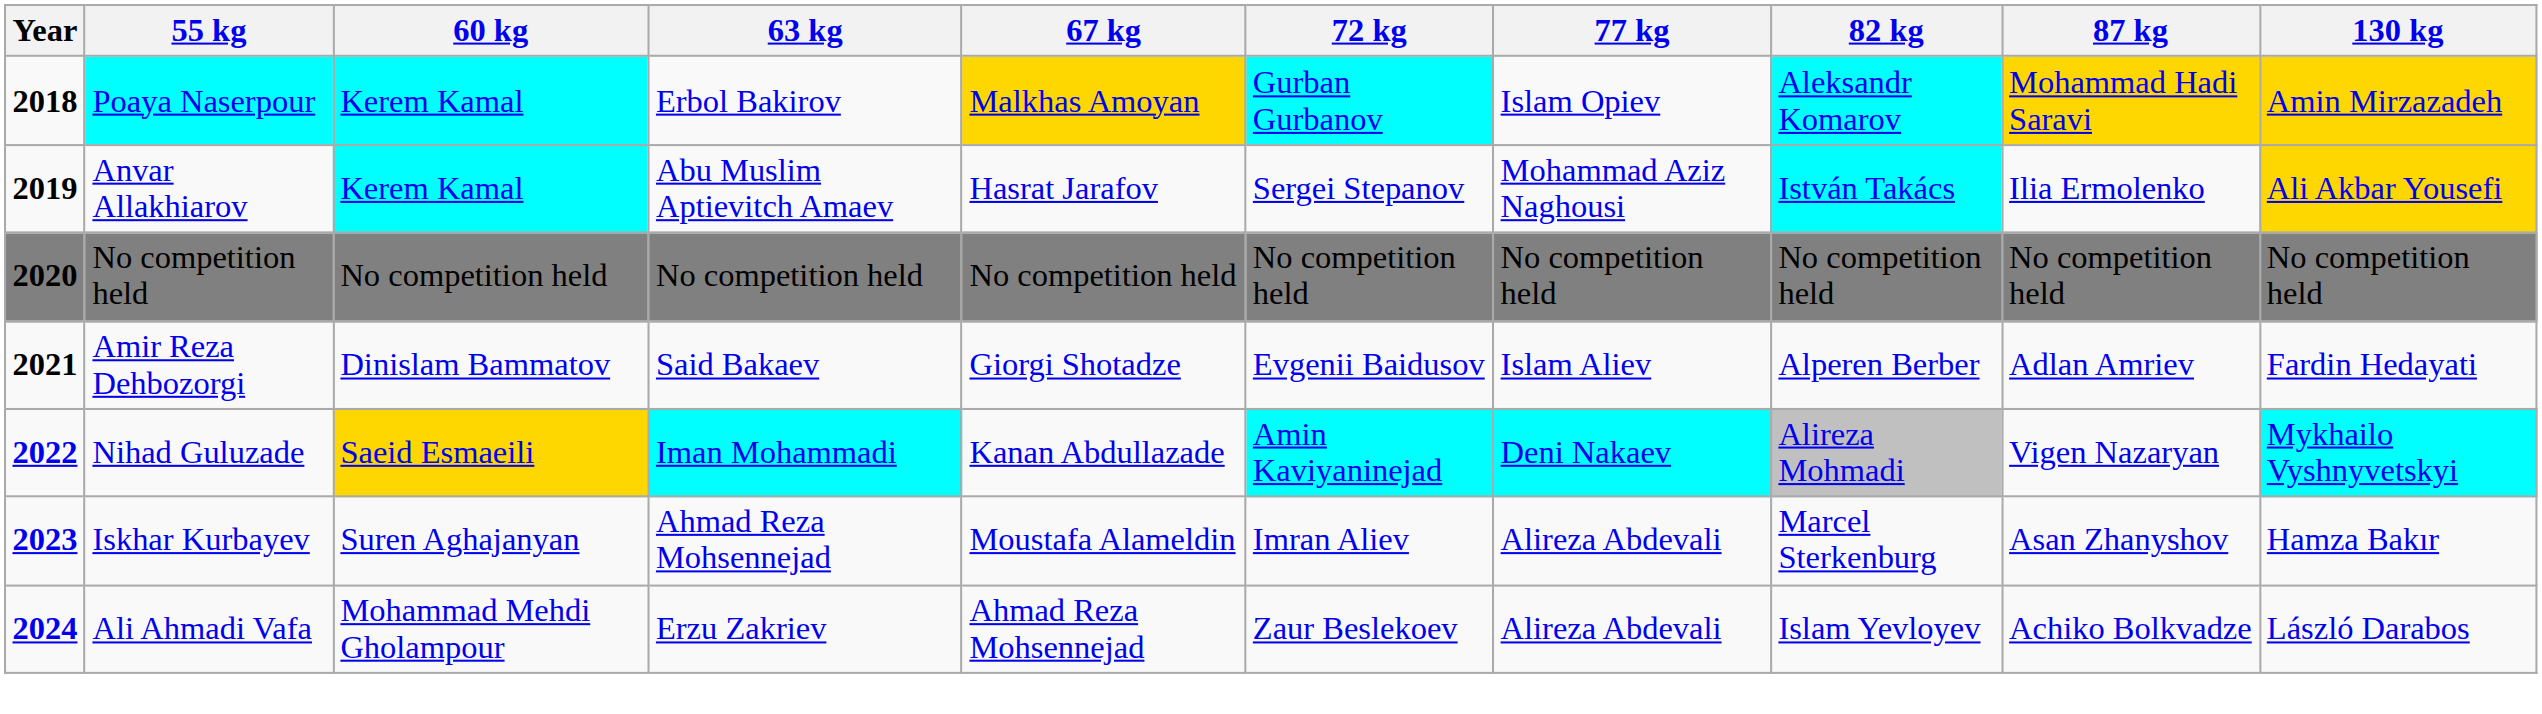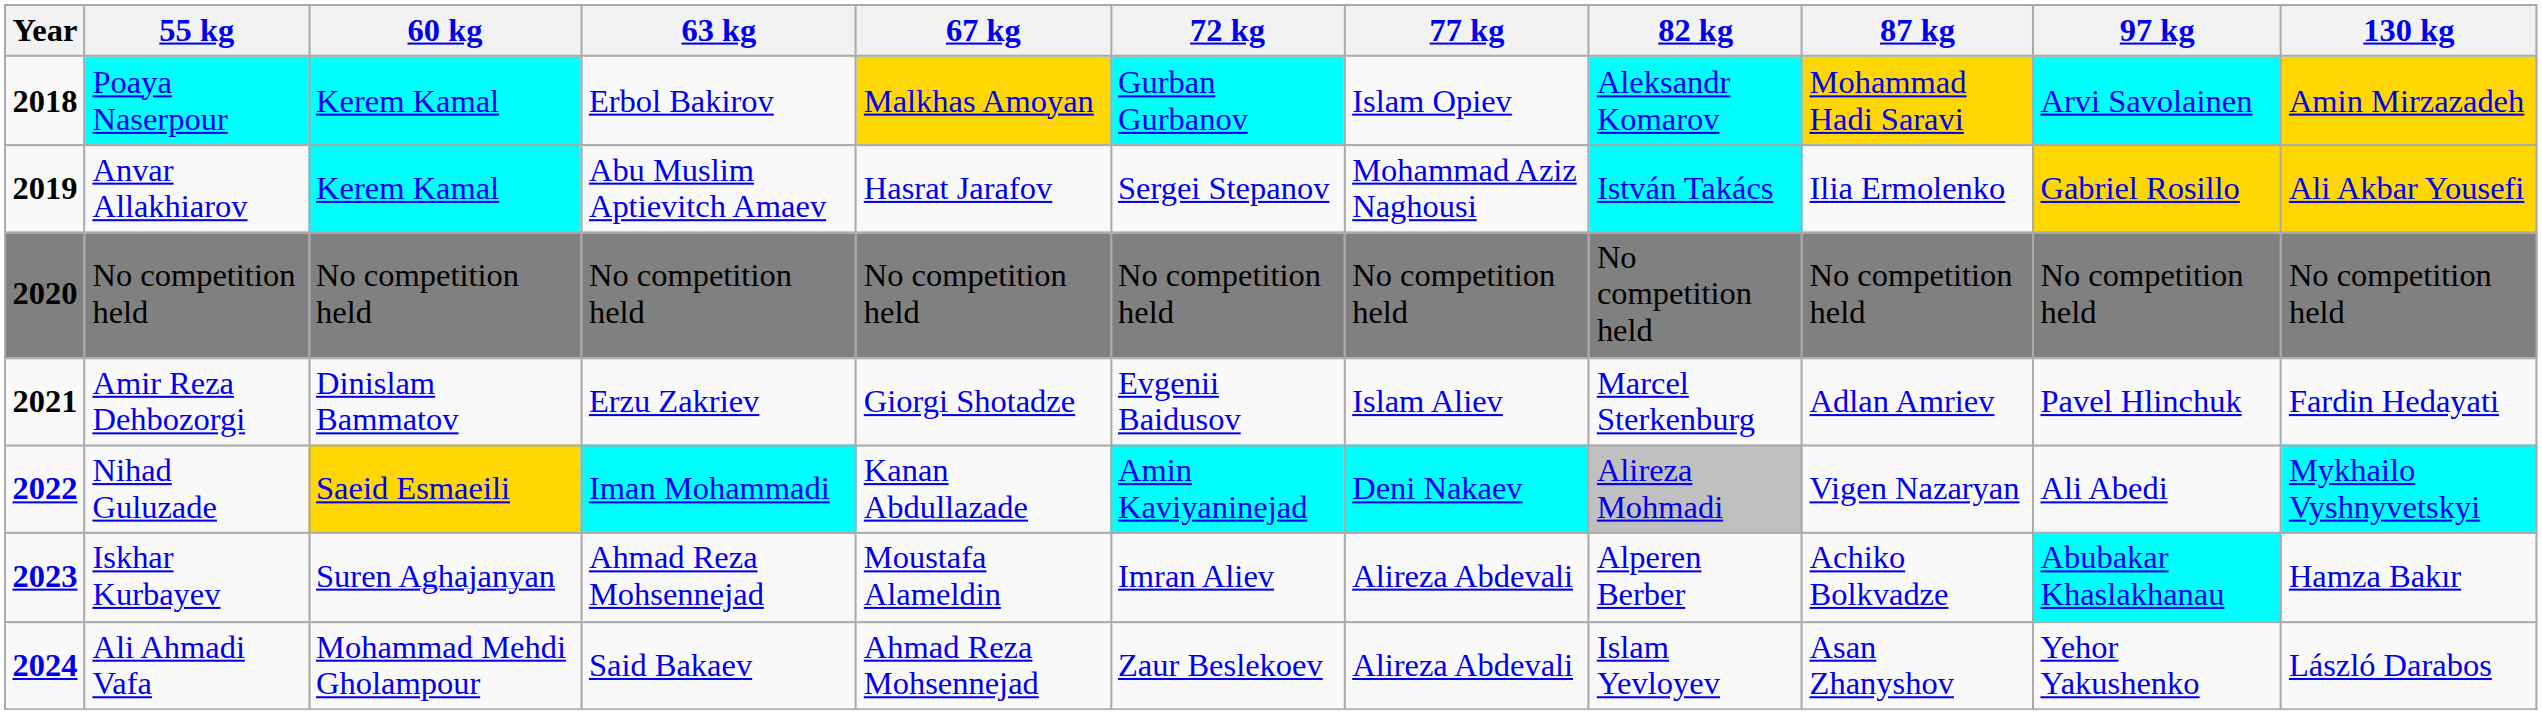+ column: (2157, 30)
(738, 364) Said Bakaev -> (674, 400) Erzu Zakriev
(1879, 364) Alperen Berber -> (1676, 400) Marcel Sterkenburg
(1858, 540) Marcel Sterkenburg -> (1649, 576) Alperen Berber
(2119, 540) Asan Zhanyshov -> (1879, 576) Achiko Bolkvadze
(741, 628) Erzu Zakriev -> (671, 664) Said Bakaev
(2130, 628) Achiko Bolkvadze -> (1882, 664) Asan Zhanyshov
